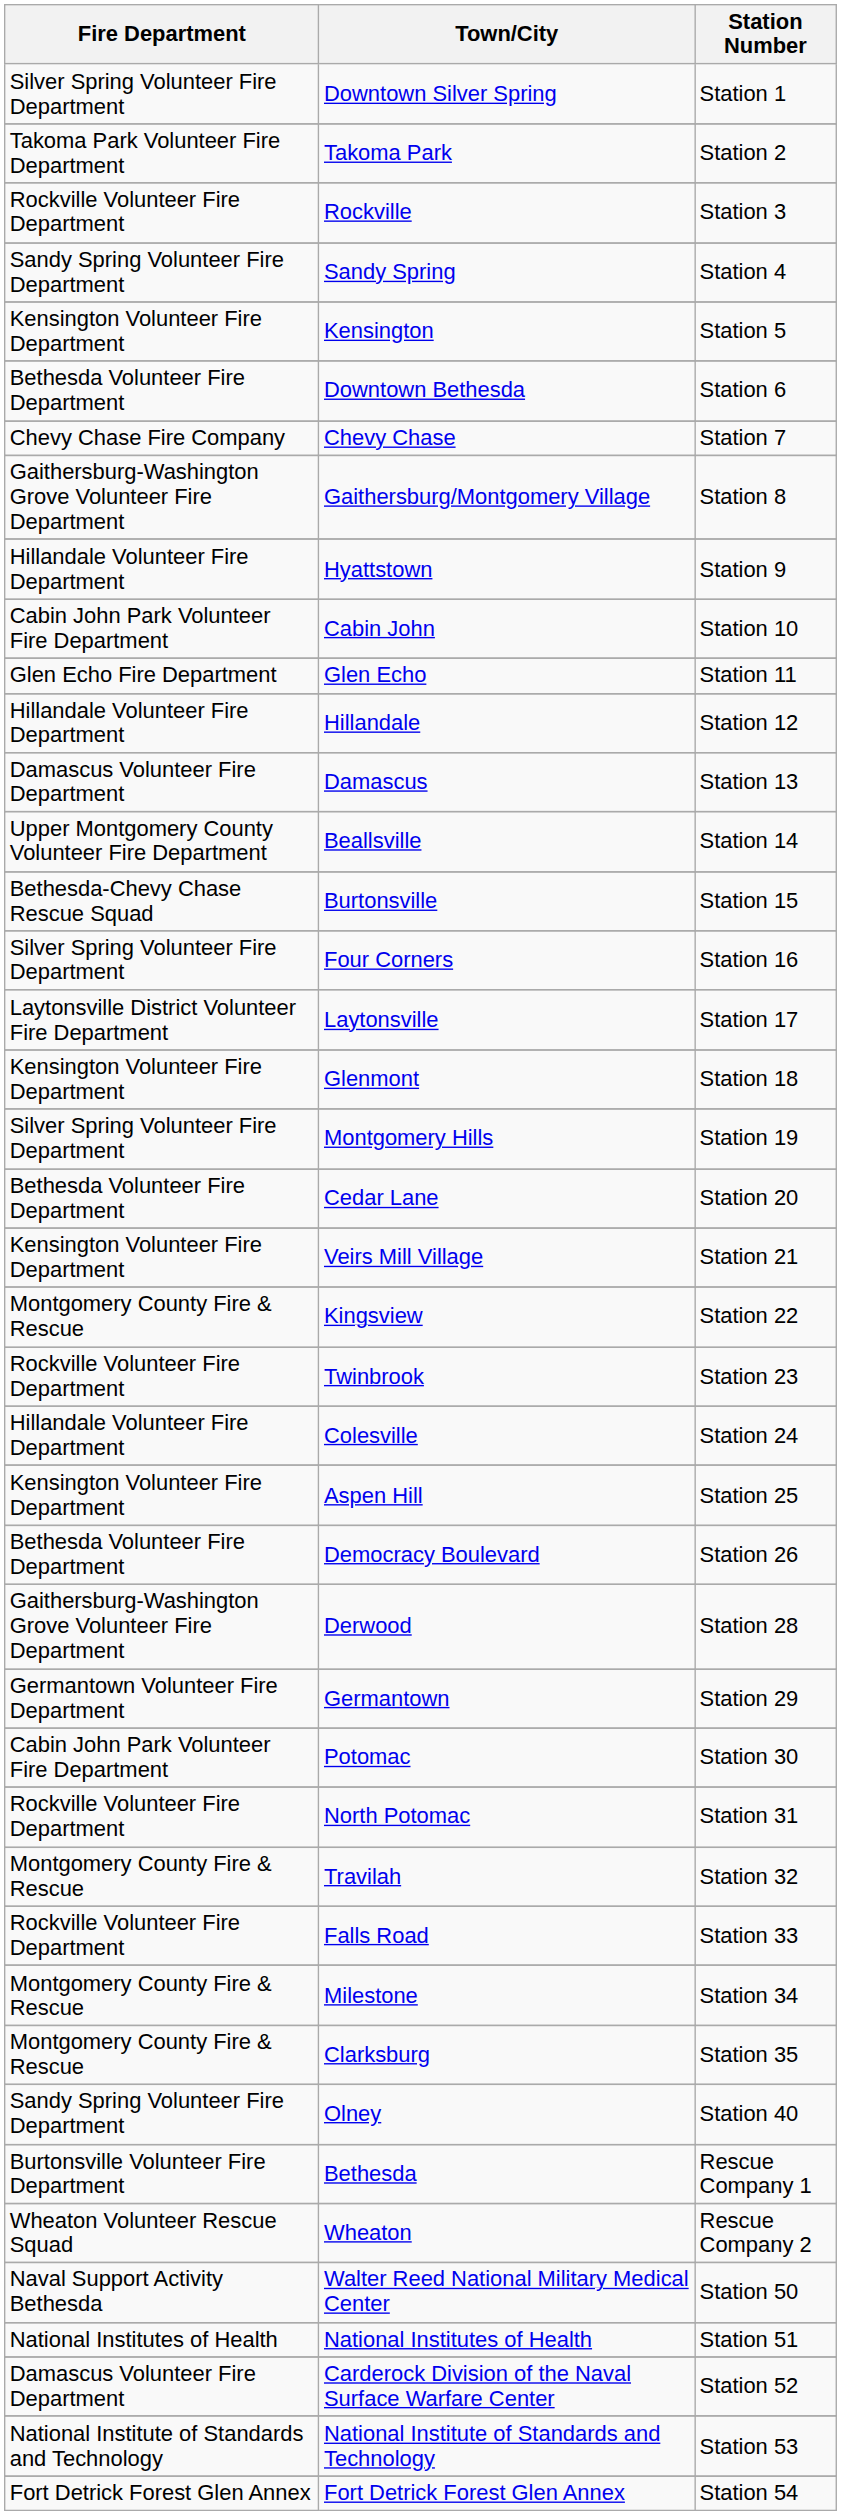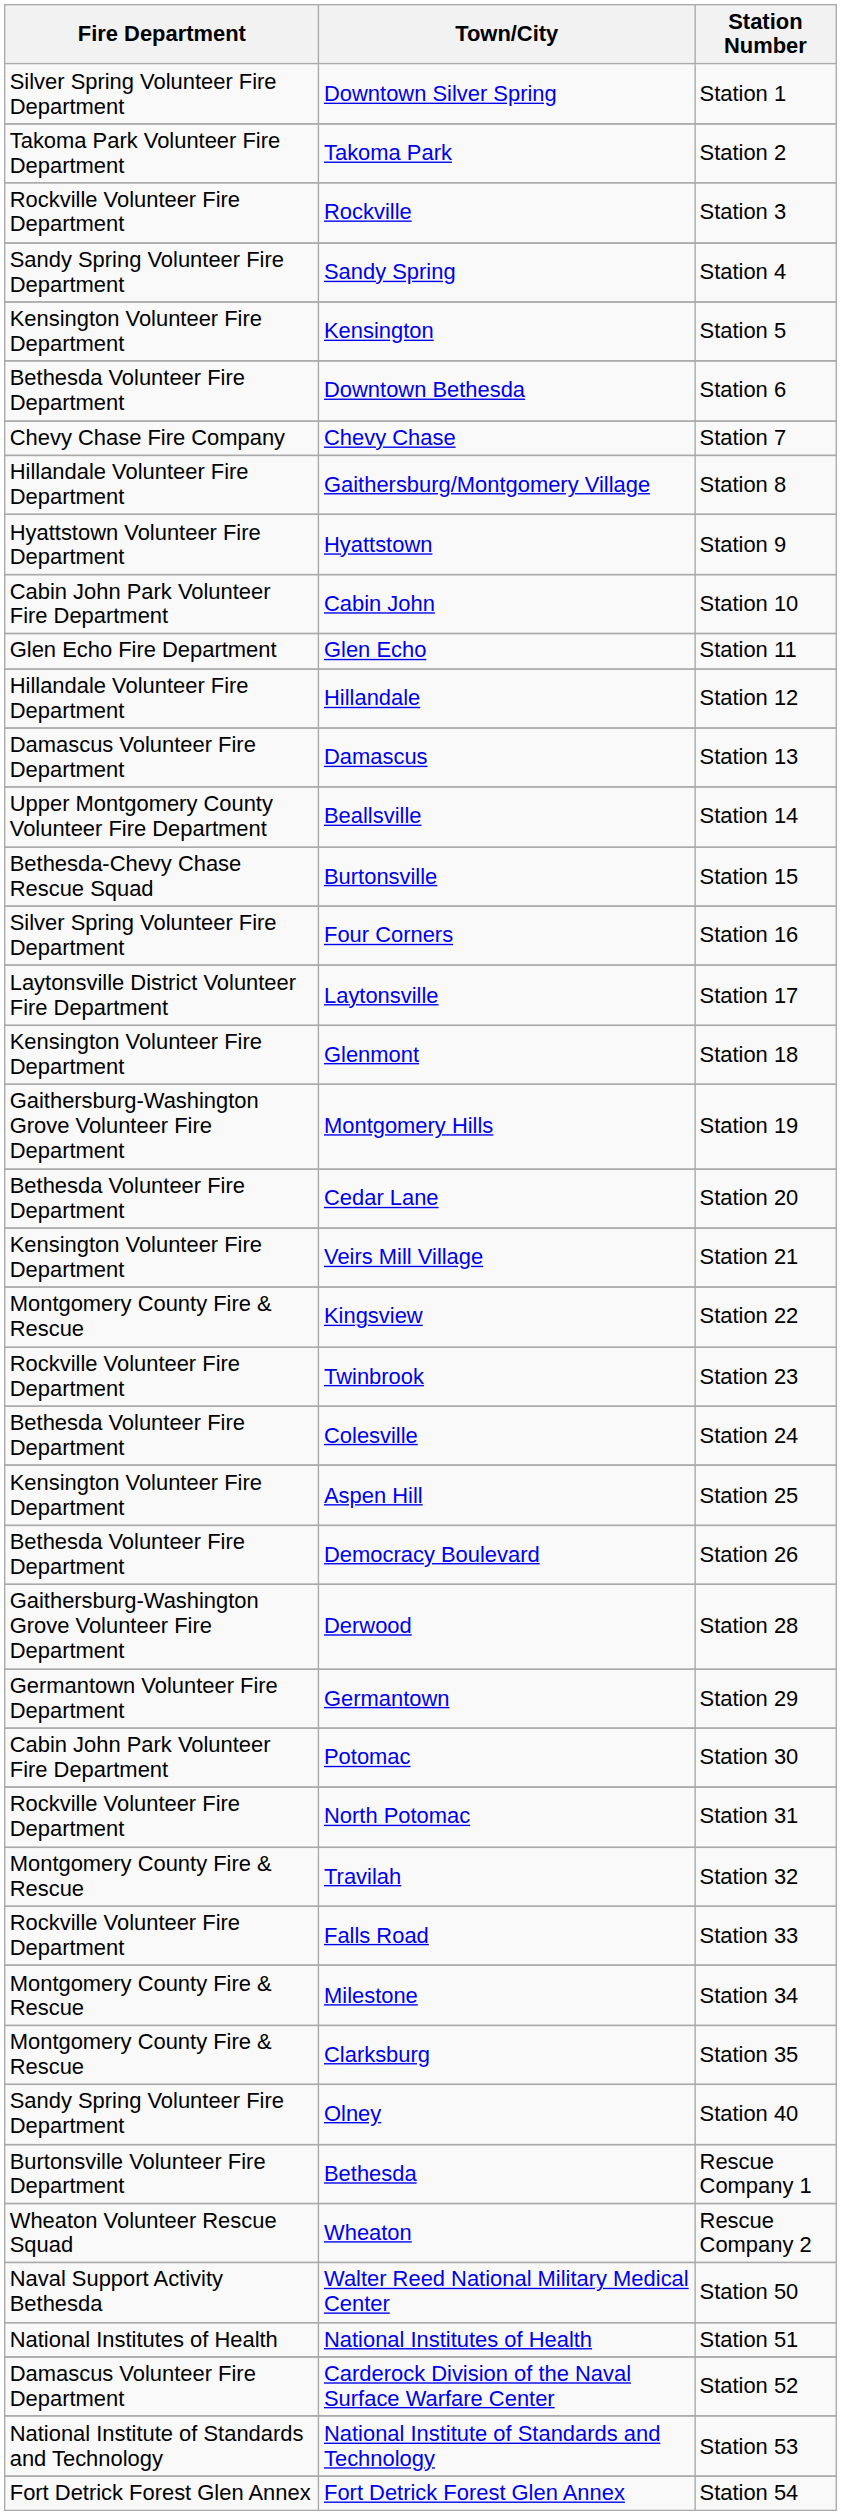(134, 497) Gaithersburg-Washington Grove Volunteer Fire Department -> (129, 484) Hillandale Volunteer Fire Department
(129, 569) Hillandale Volunteer Fire Department -> (135, 544) Hyattstown Volunteer Fire Department
(143, 1138) Silver Spring Volunteer Fire Department -> (134, 1126) Gaithersburg-Washington Grove Volunteer Fire Department
(129, 1435) Hillandale Volunteer Fire Department -> (127, 1435) Bethesda Volunteer Fire Department
